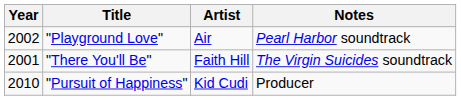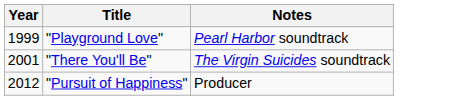- column: (222, 15)
(24, 38) 2002 -> (24, 38) 1999
(24, 83) 2010 -> (24, 83) 2012
